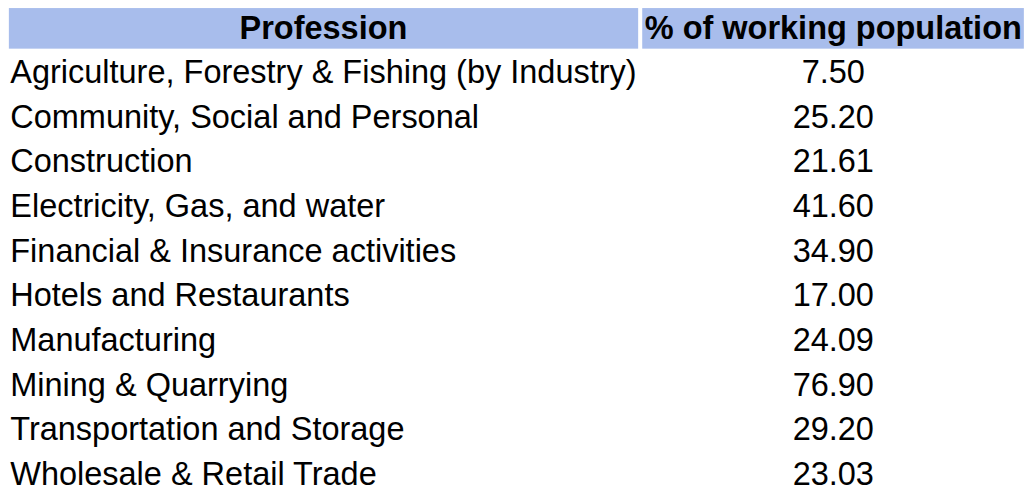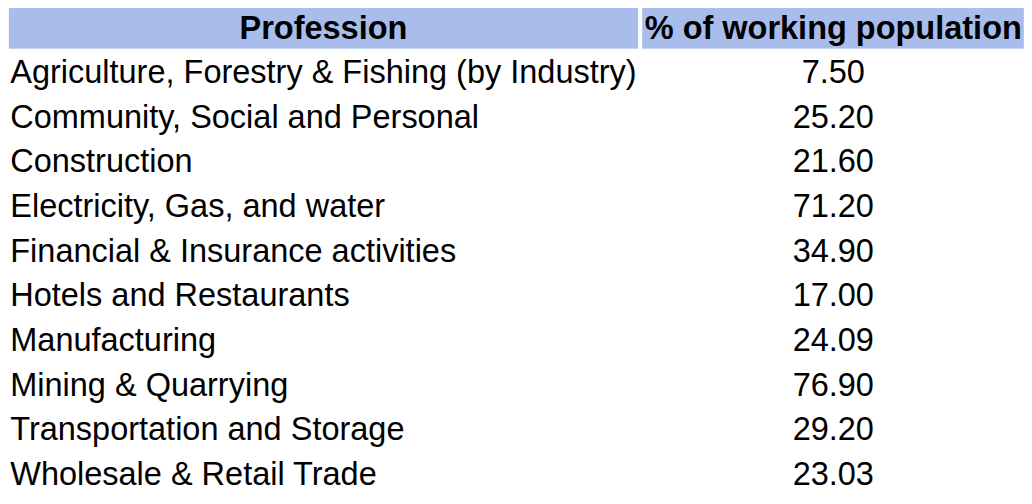(833, 161) 21.61 -> (833, 161) 21.60
(833, 206) 41.60 -> (833, 206) 71.20
